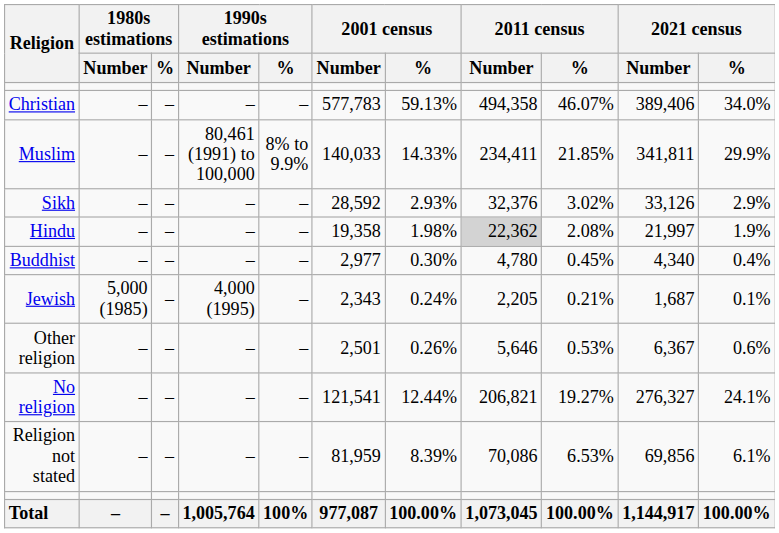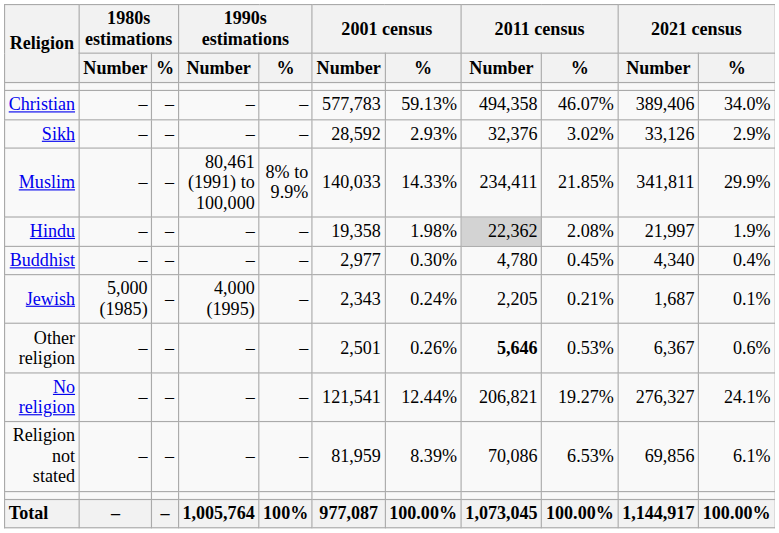rows swapped: (47, 153) <-> (58, 202)
(517, 348) normal -> (517, 348) bold
